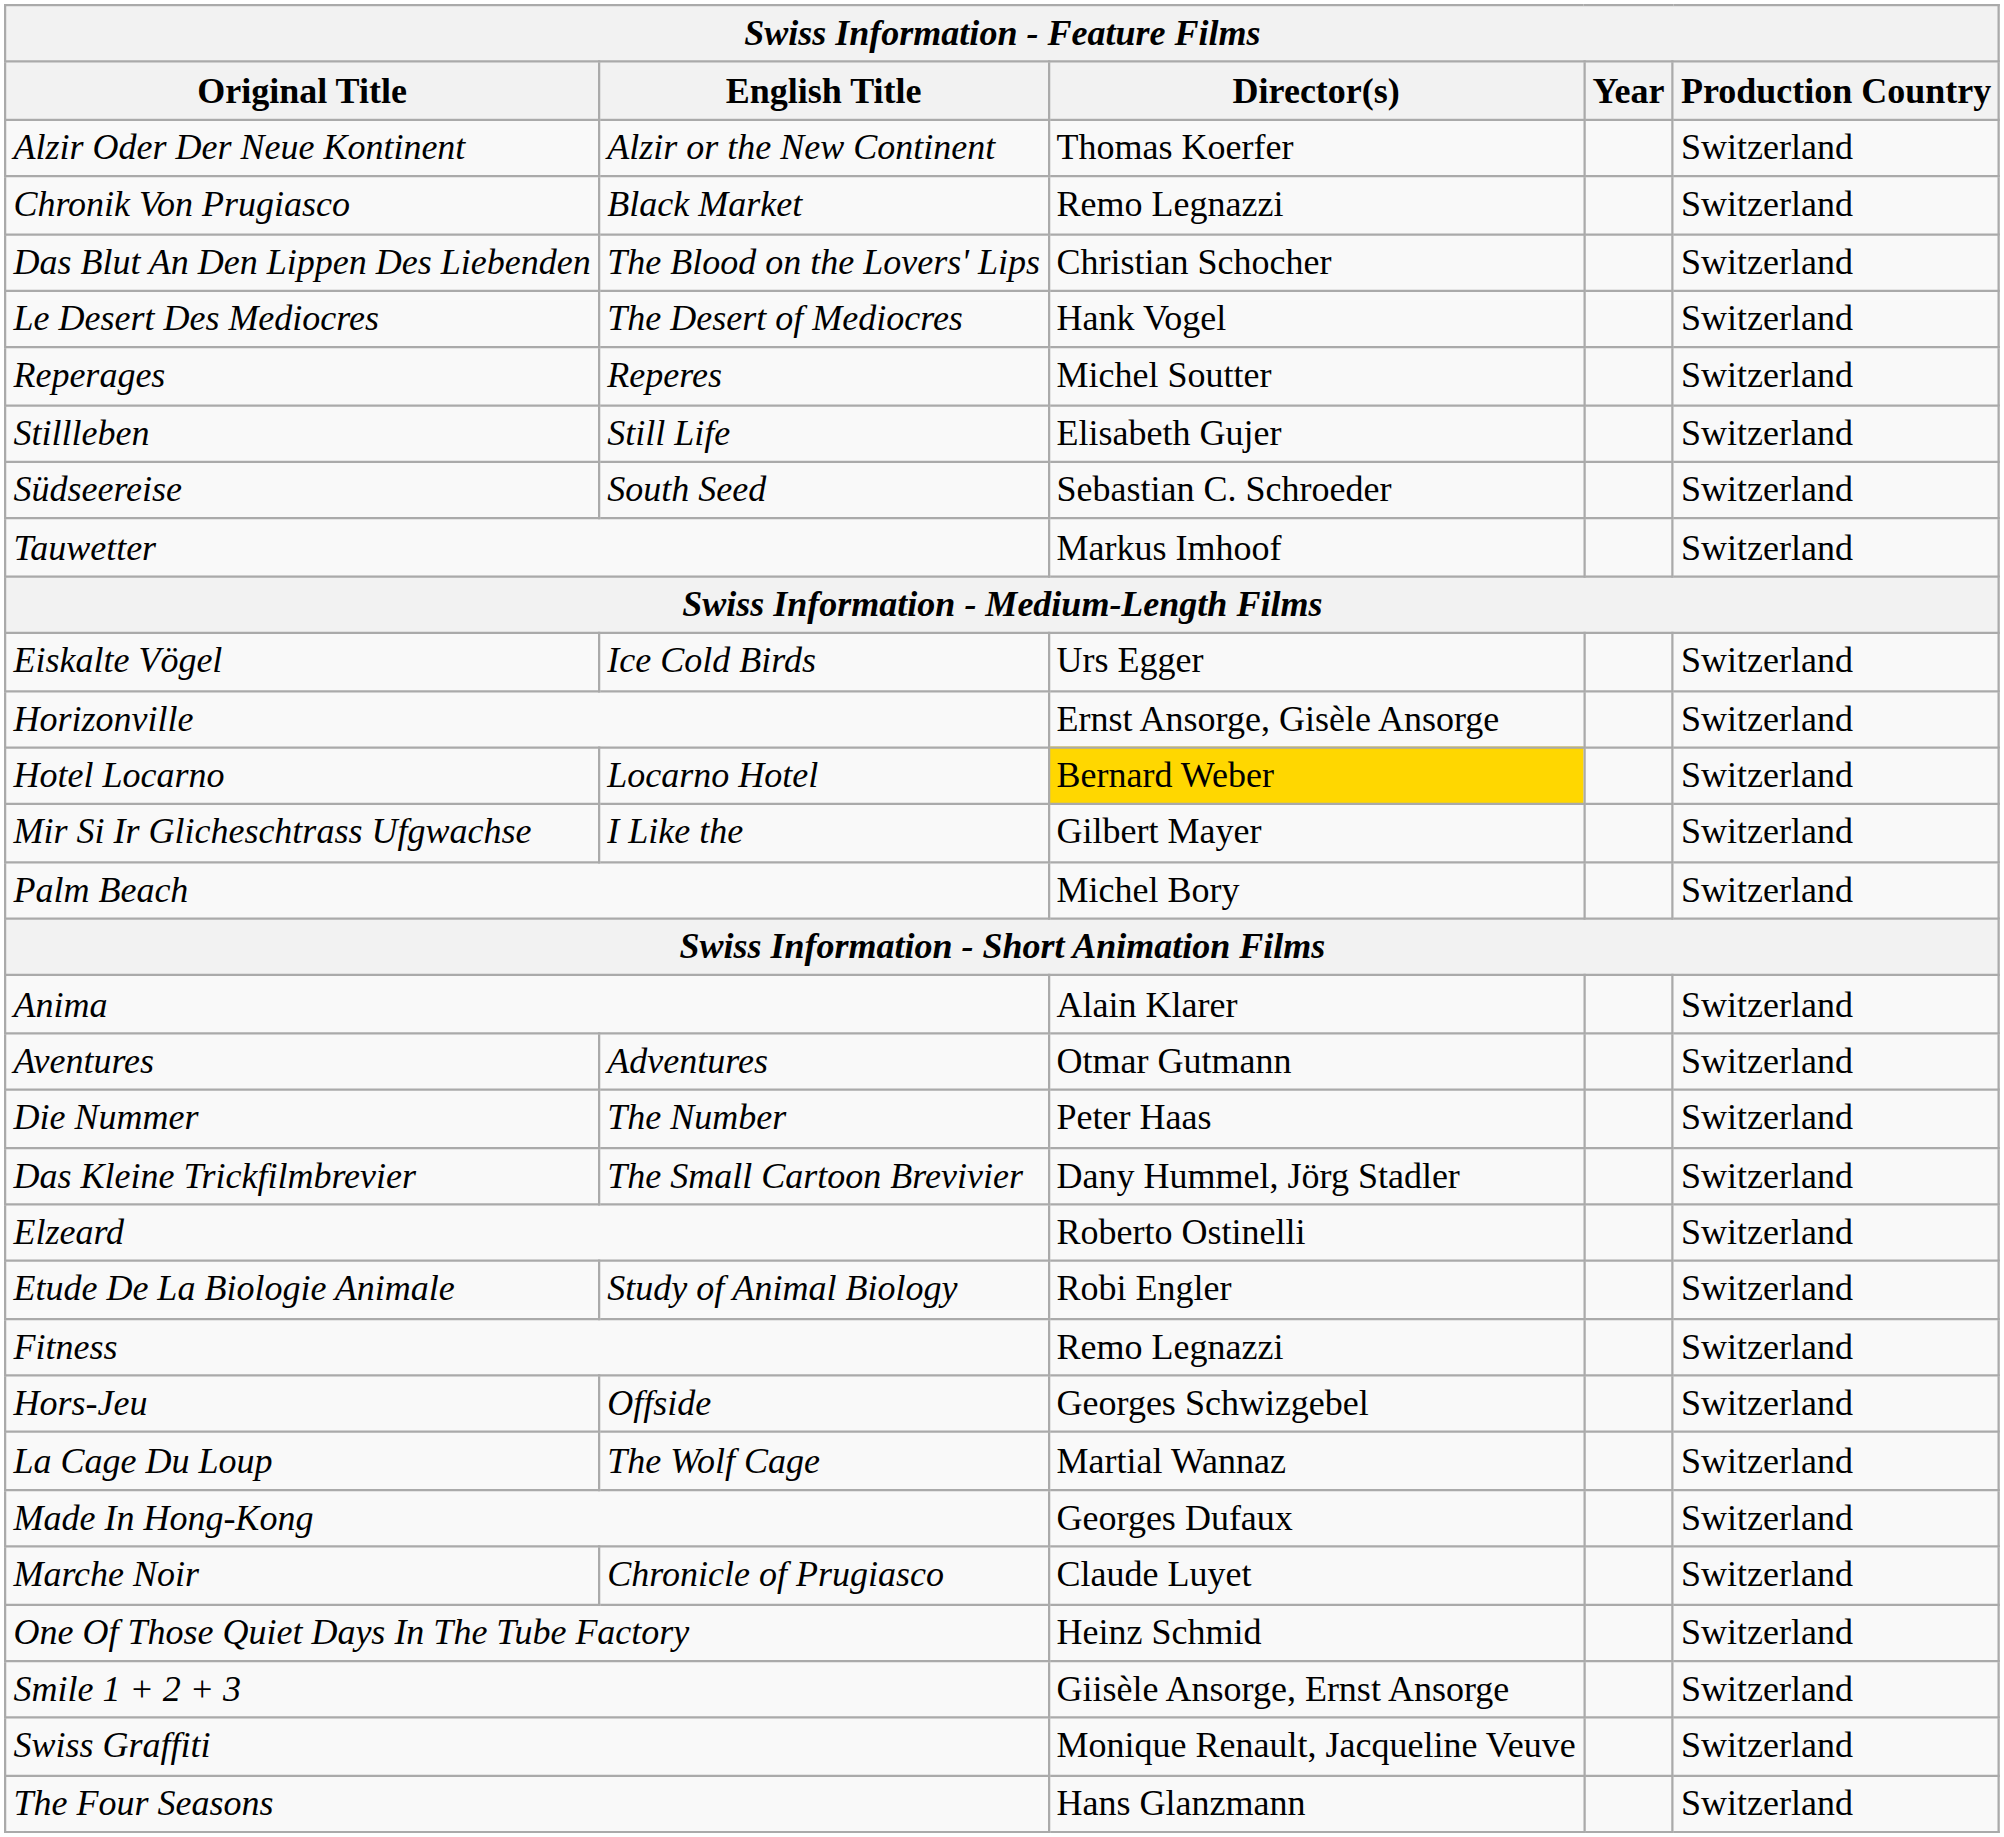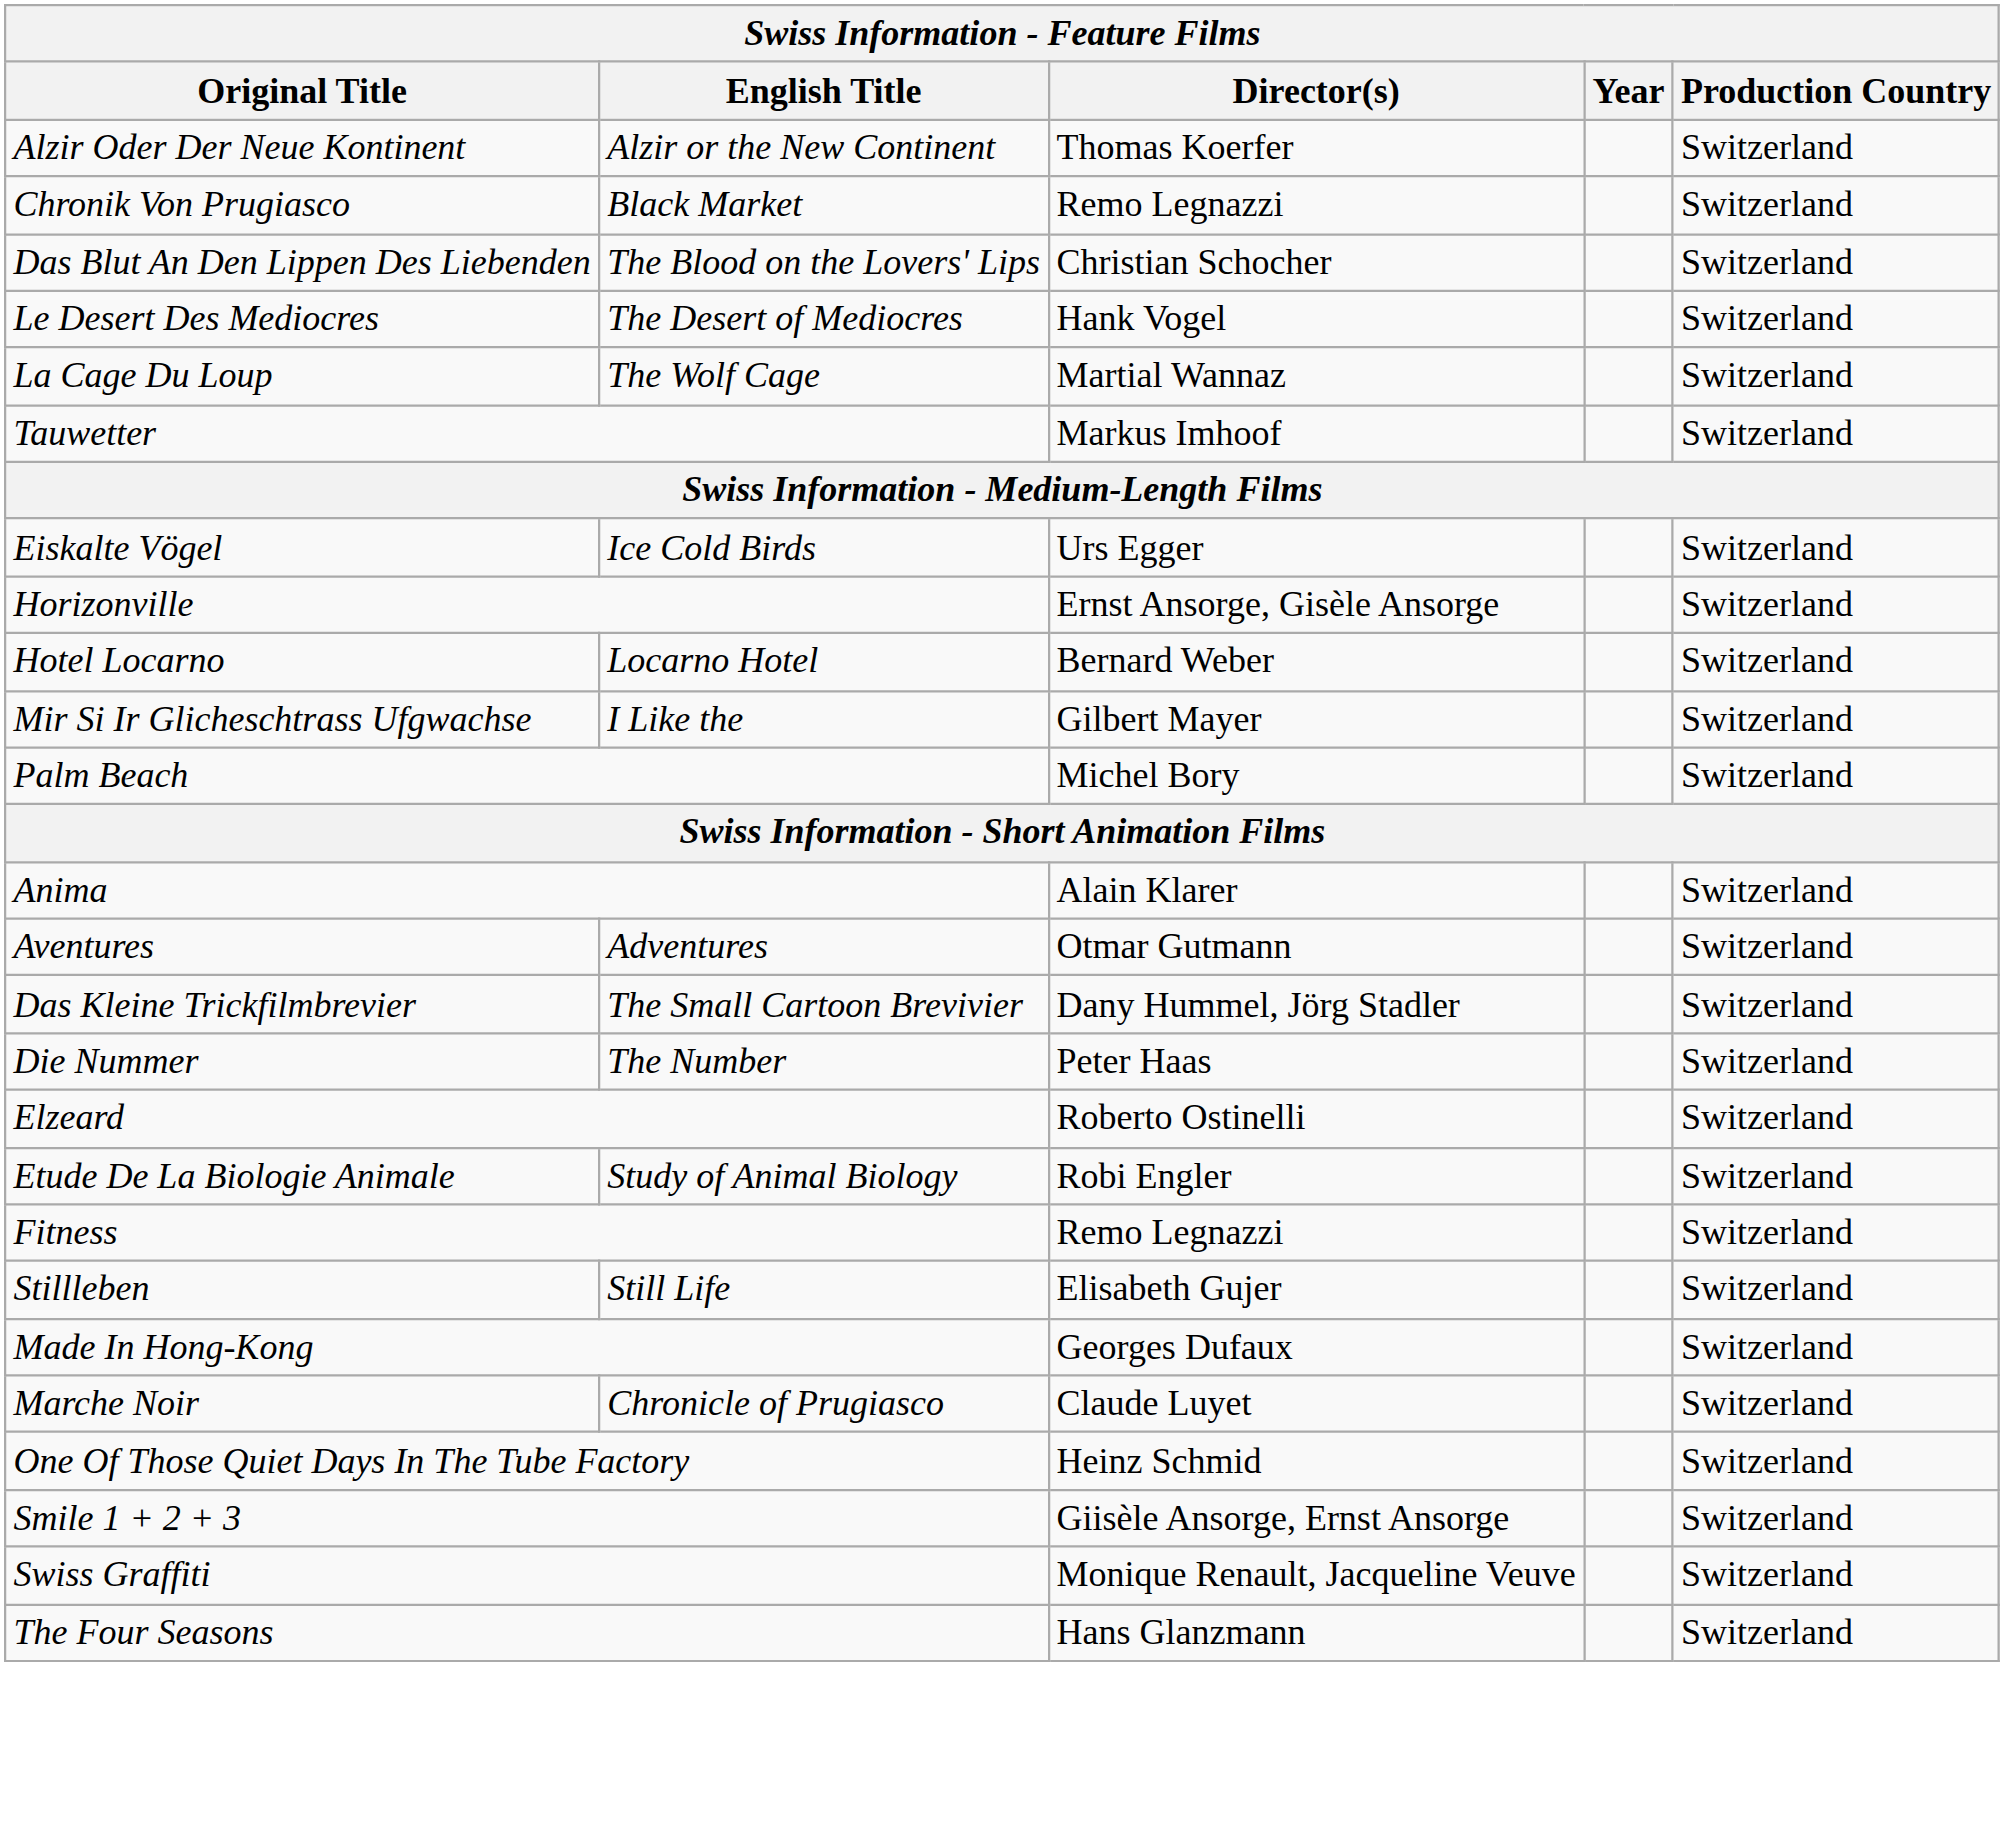- row: (89, 375)
rows swapped: (81, 432) <-> (143, 1460)
- row: (98, 489)
(1165, 775) gold background -> (1165, 661) no background
rows swapped: (215, 1174) <-> (106, 1117)
- row: (80, 1403)
